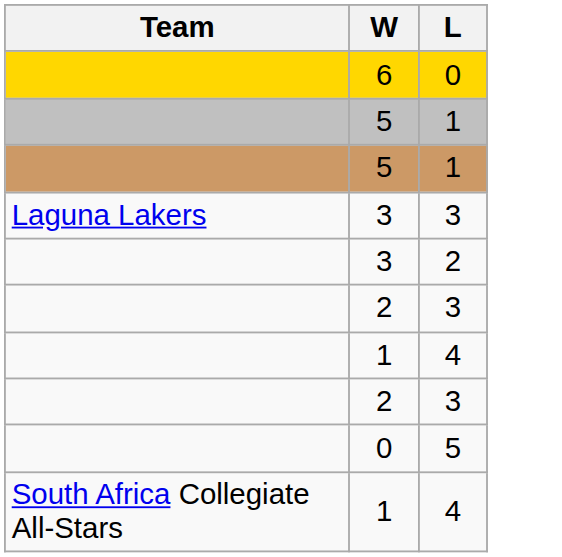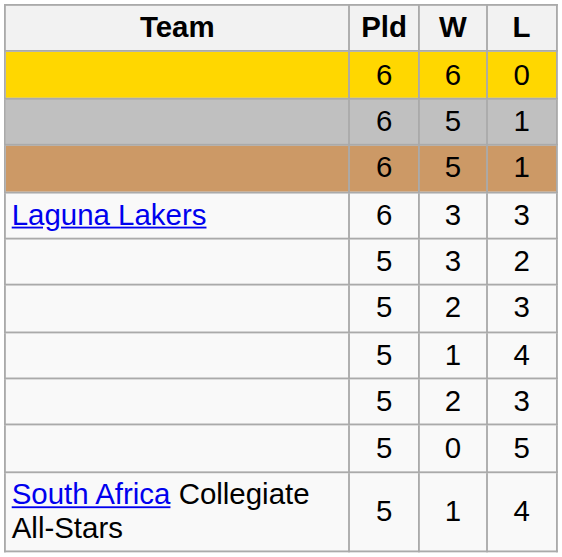+ column: (384, 27)
